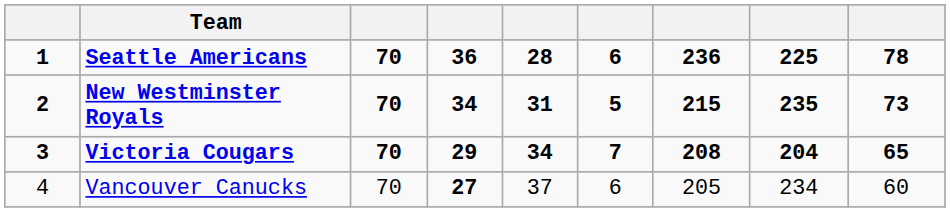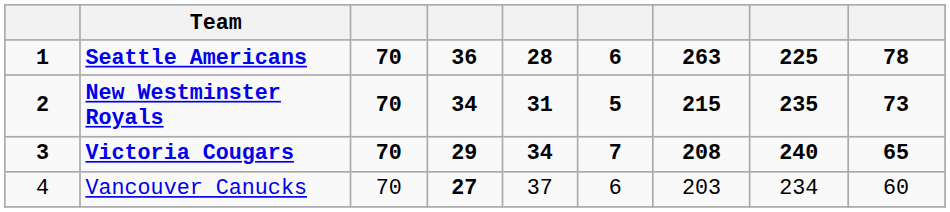(702, 58) 236 -> (702, 58) 263
(799, 154) 204 -> (799, 154) 240
(702, 189) 205 -> (702, 189) 203
